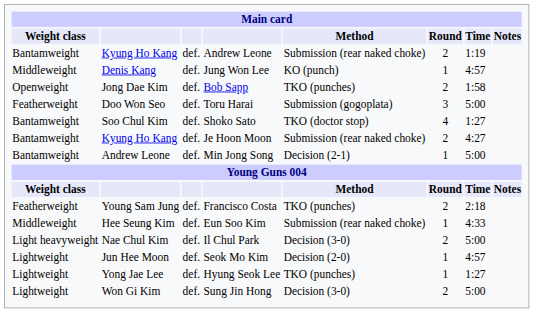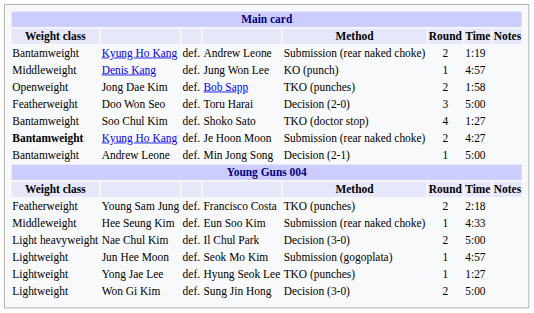(338, 104) Submission (gogoplata) -> (317, 104) Decision (2-0)
(46, 138) normal -> (48, 138) bold
(317, 257) Decision (2-0) -> (338, 257) Submission (gogoplata)
